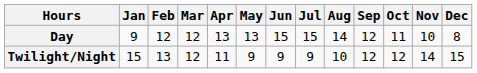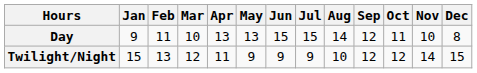(163, 36) 12 -> (163, 36) 11
(193, 36) 12 -> (193, 36) 10
